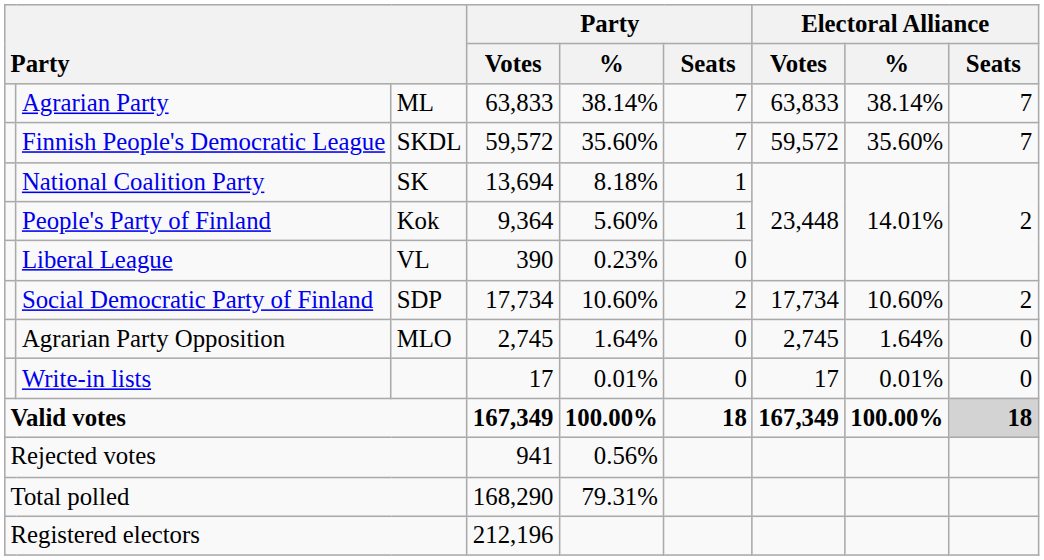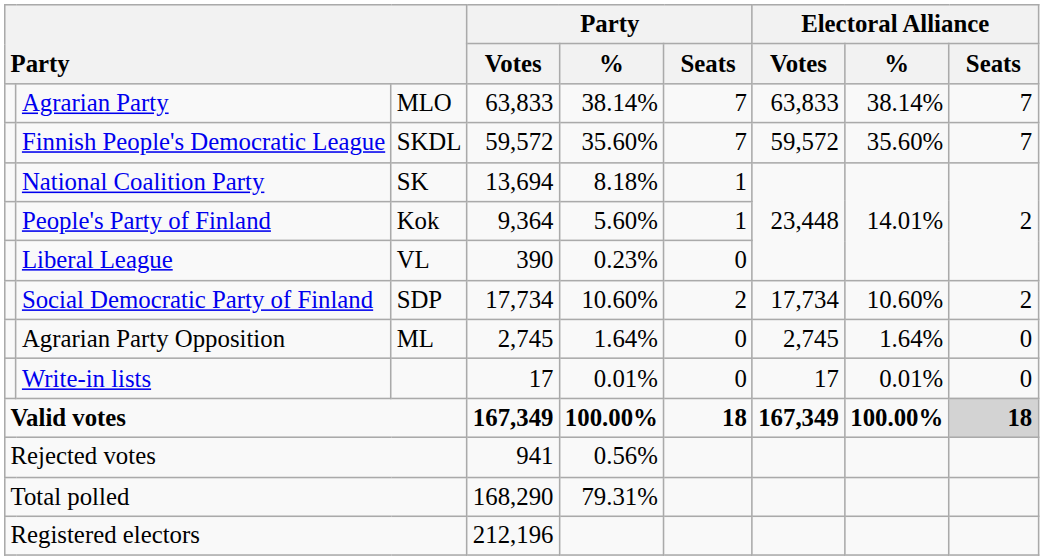(415, 102) ML -> (424, 102) MLO
(424, 338) MLO -> (415, 338) ML
